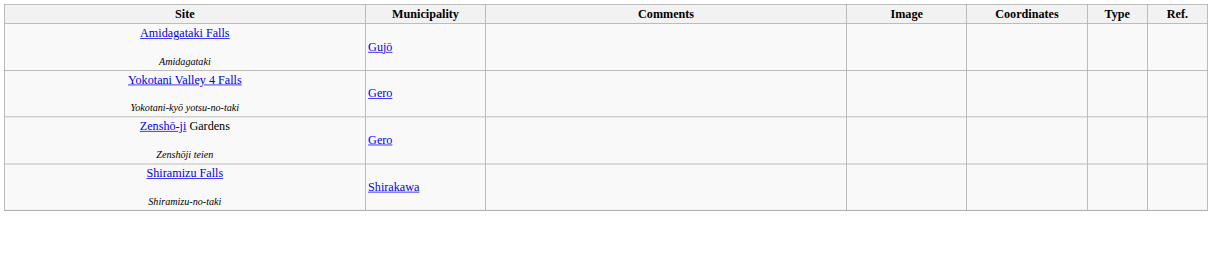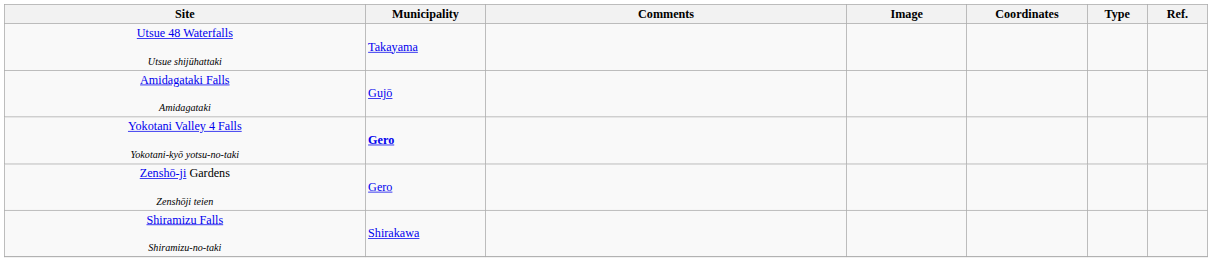+ row: (185, 47)
(380, 93) normal -> (381, 140) bold
